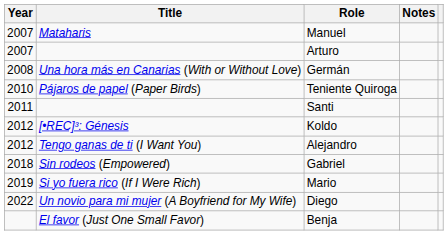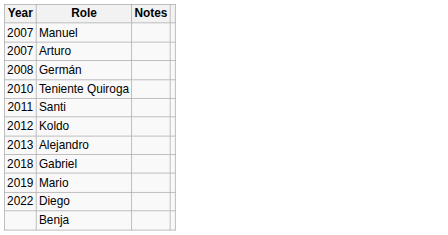- column: (170, 13)
(20, 145) 2012 -> (20, 145) 2013
